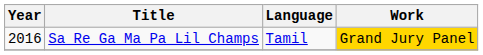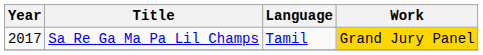(25, 39) 2016 -> (25, 39) 2017
